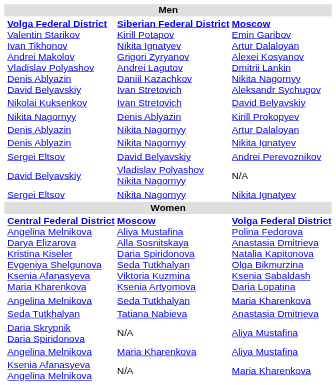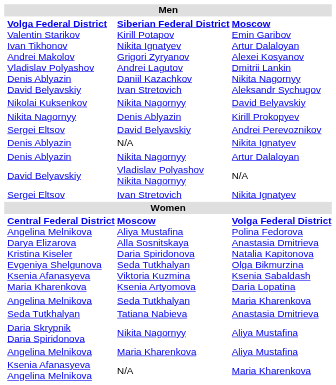(149, 103) Ivan Stretovich -> (152, 103) Nikita Nagornyy
rows swapped: (36, 156) <-> (39, 130)
(152, 143) Nikita Nagornyy -> (125, 143) N/A
(152, 194) Nikita Nagornyy -> (149, 194) Ivan Stretovich
(125, 333) N/A -> (152, 333) Nikita Nagornyy
